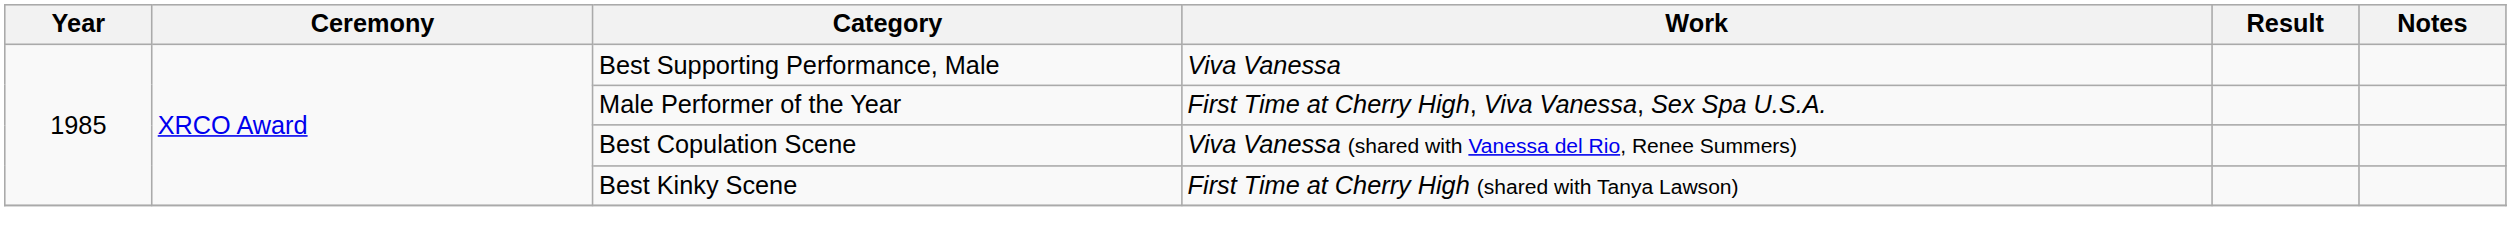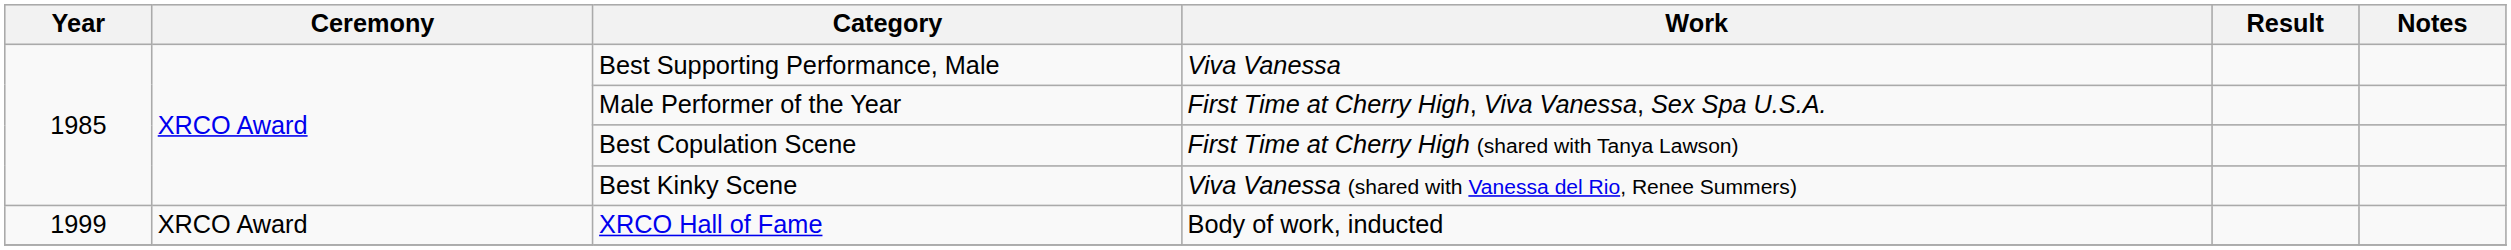(1492, 144) Viva Vanessa (shared with Vanessa del Rio, Renee Summers) -> (1463, 144) First Time at Cherry High (shared with Tanya Lawson)
(1463, 184) First Time at Cherry High (shared with Tanya Lawson) -> (1492, 184) Viva Vanessa (shared with Vanessa del Rio, Renee Summers)
+ row: (711, 225)
